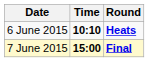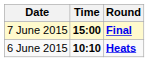rows swapped: (37, 30) <-> (37, 48)
